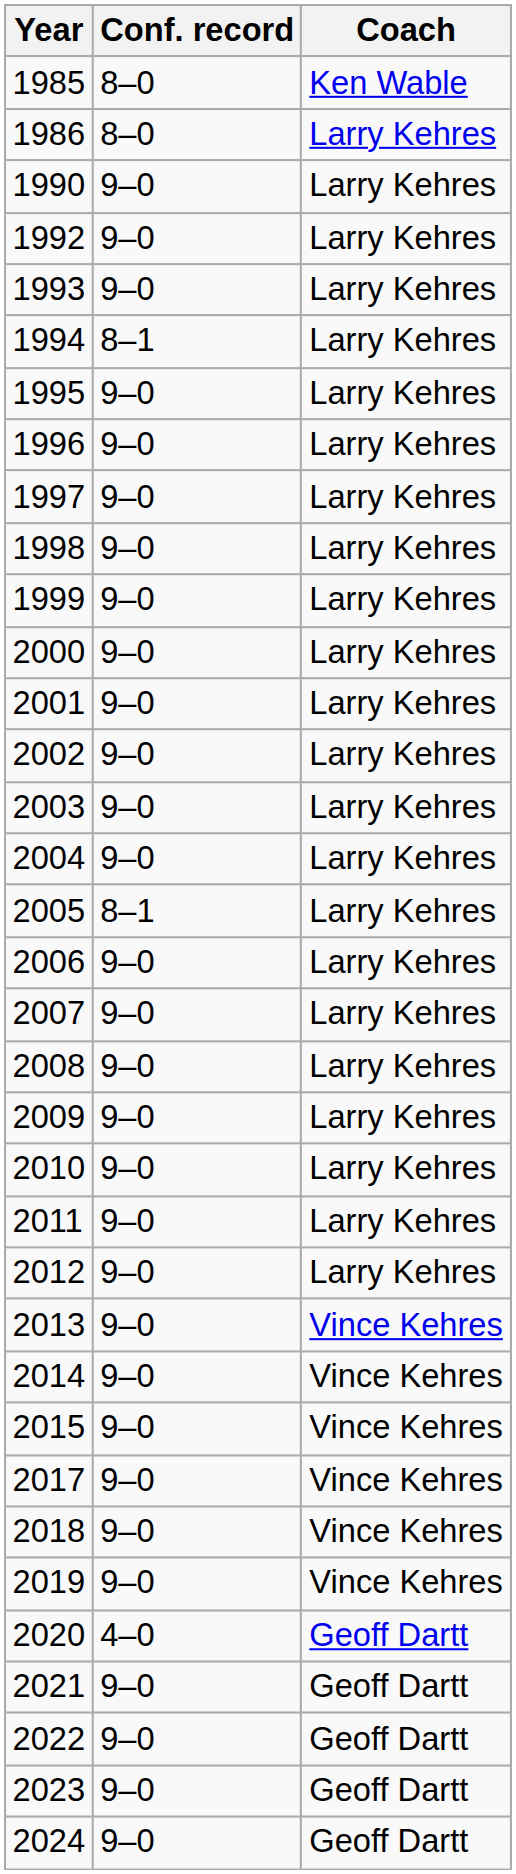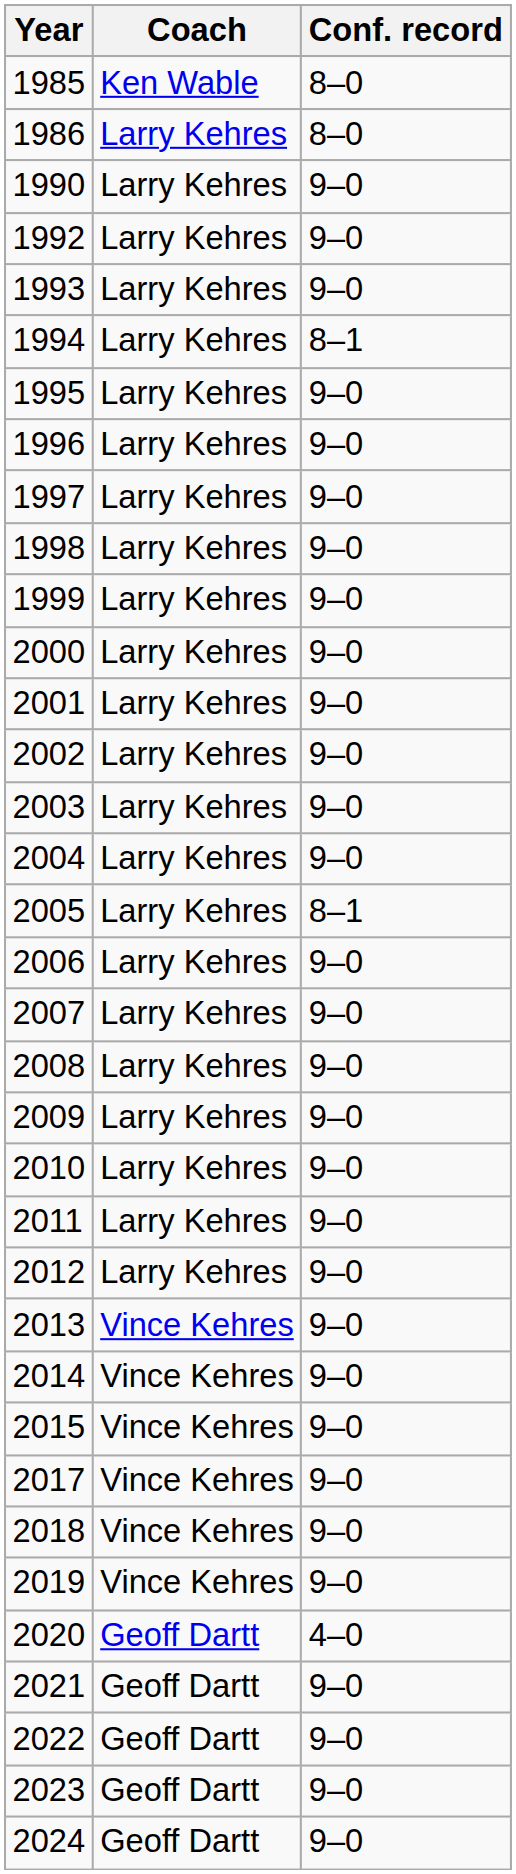columns swapped: (406, 30) <-> (197, 30)
